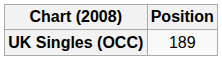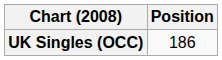(182, 42) 189 -> (182, 42) 186
